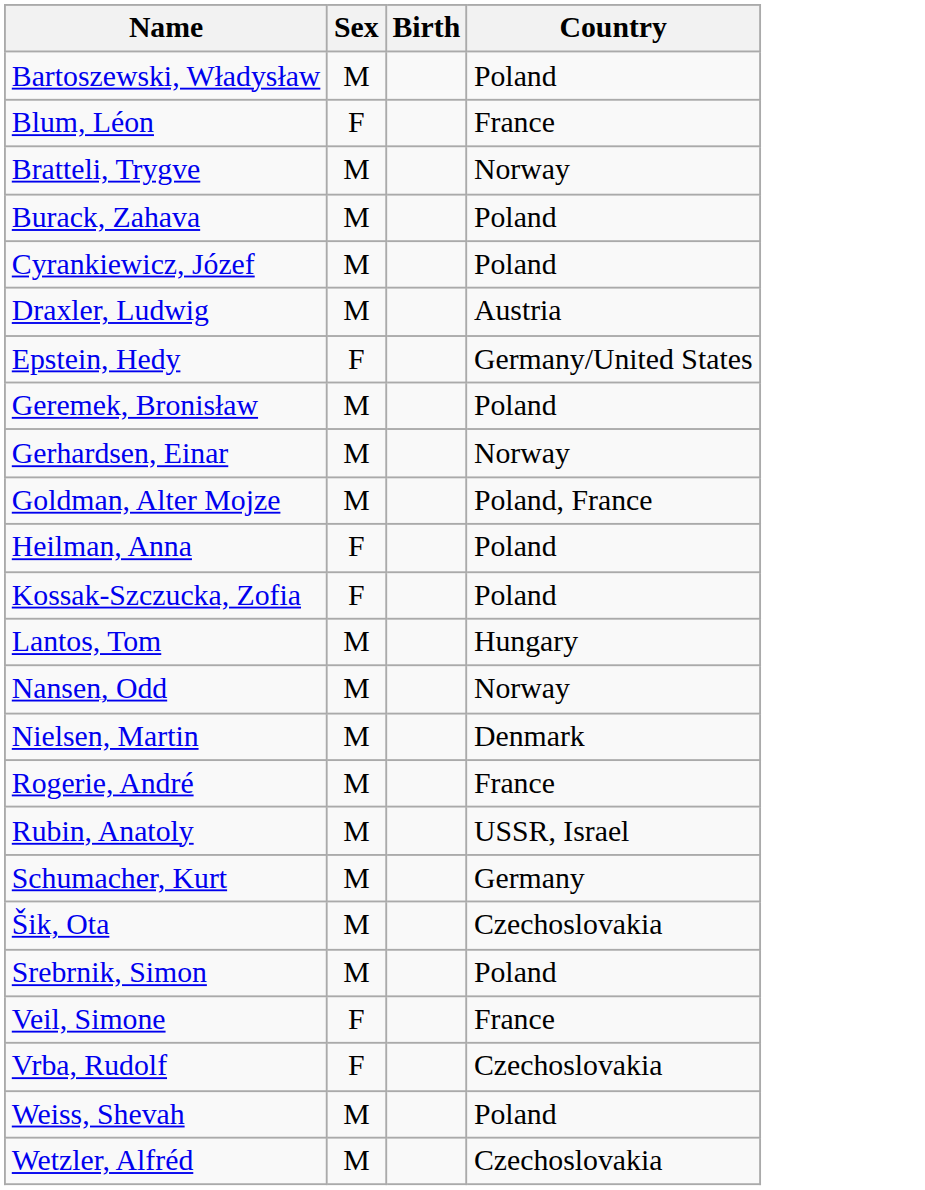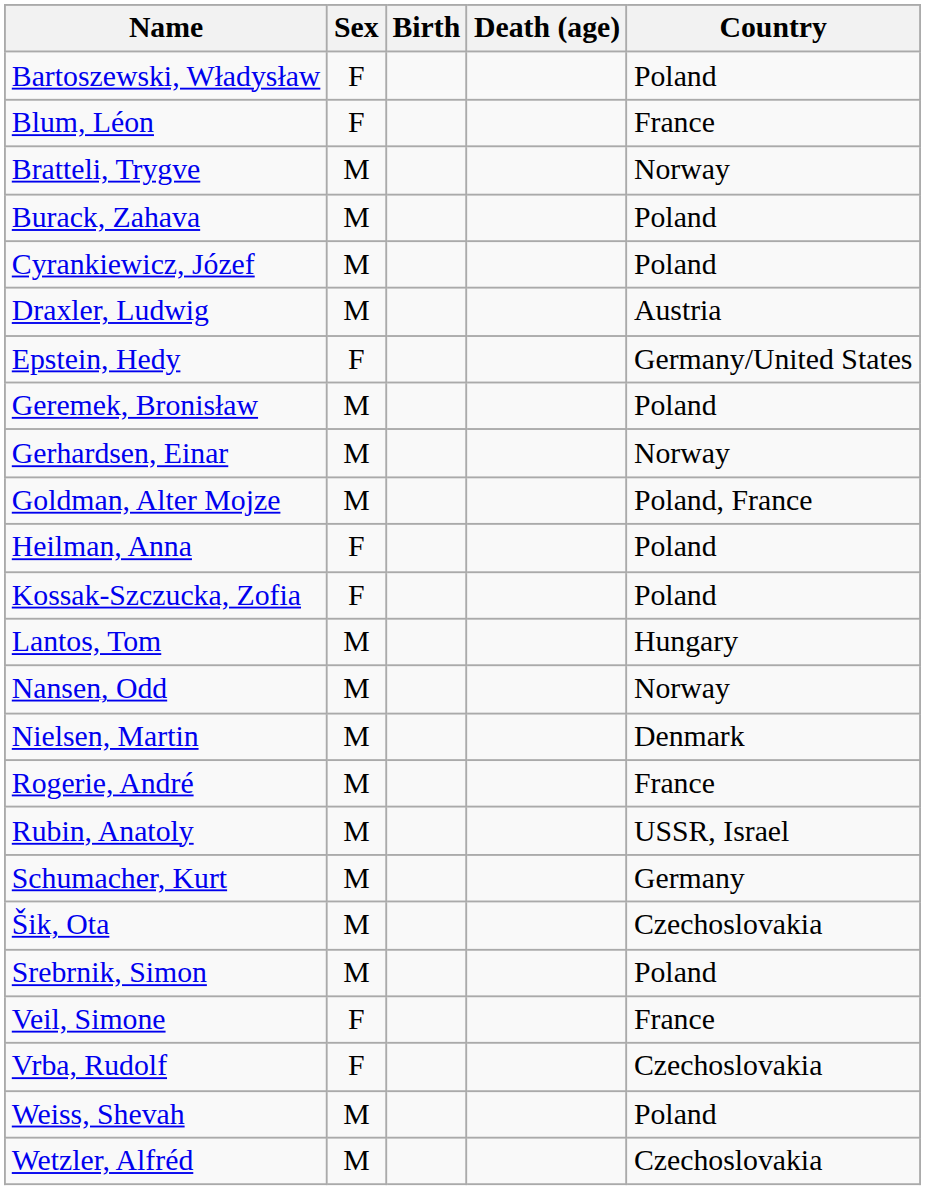+ column: (547, 28)
(356, 75) M -> (356, 75) F
